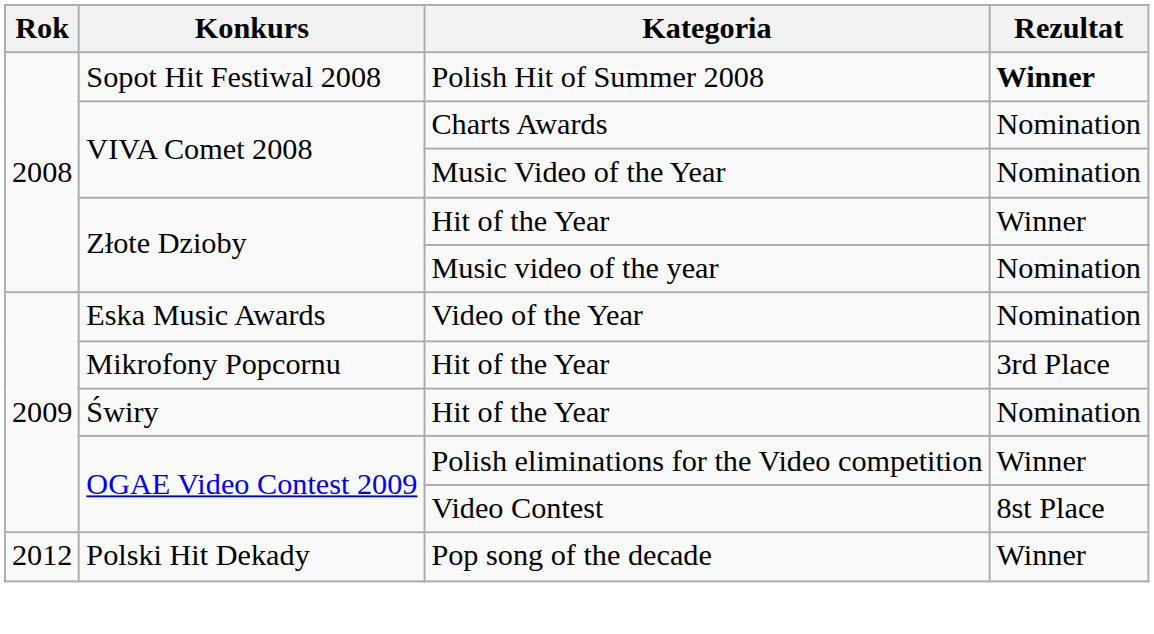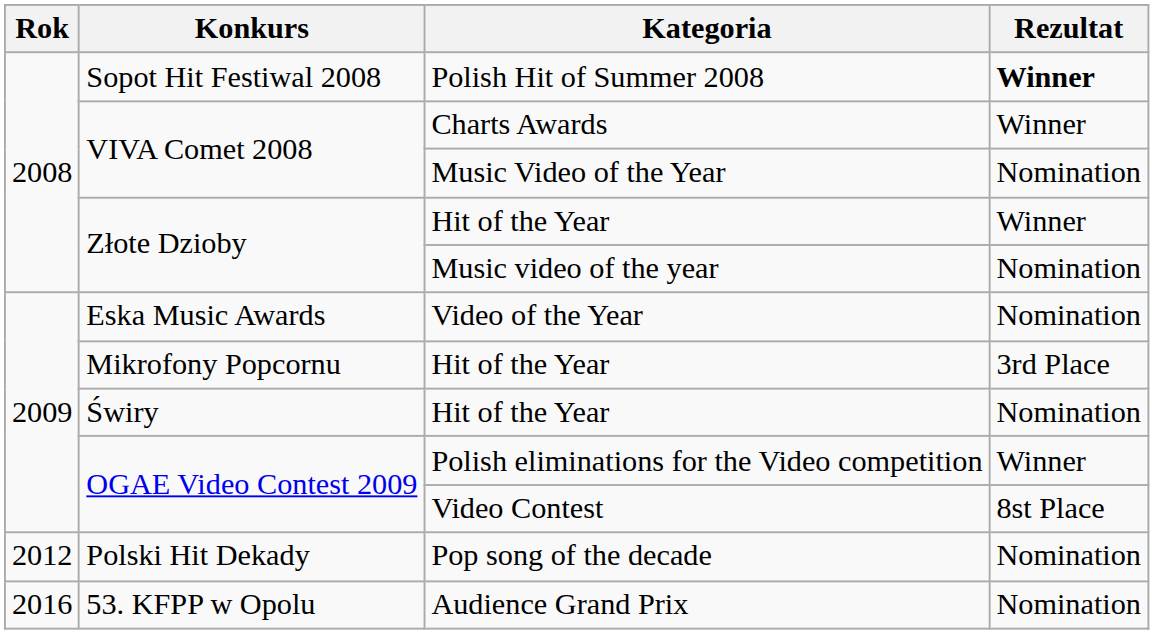(1069, 124) Nomination -> (1041, 124) Winner
(1041, 556) Winner -> (1069, 556) Nomination
+ row: (201, 603)
